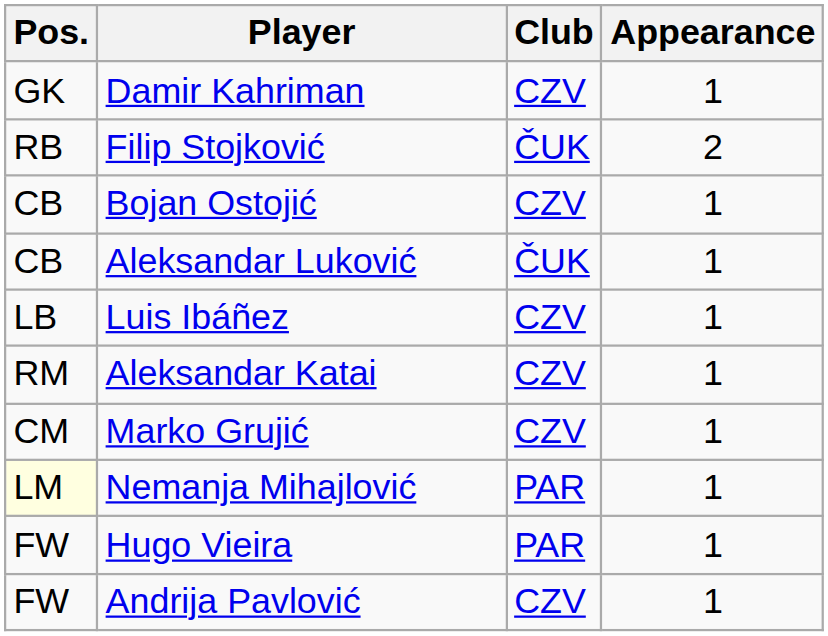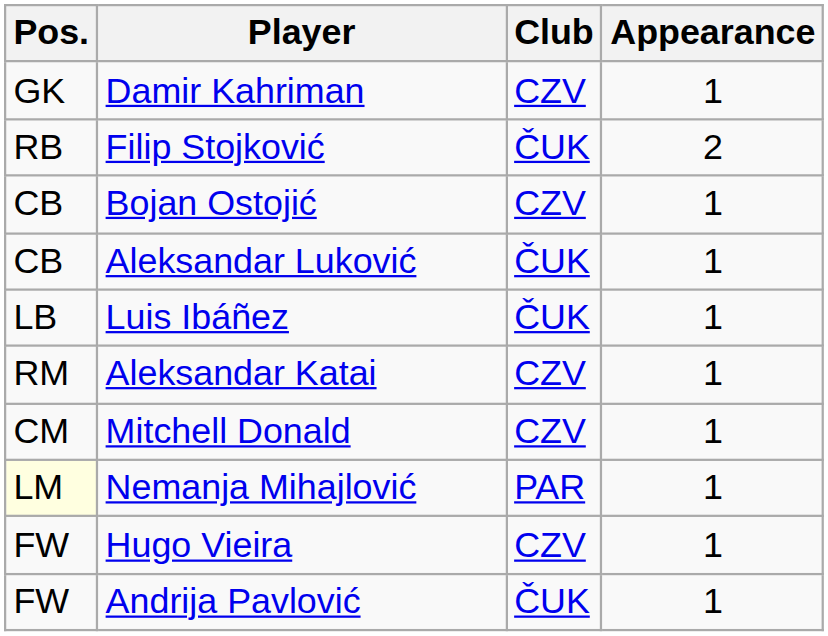(550, 317) CZV -> (552, 317) ČUK
+ row: (228, 430)
- row: (207, 430)
(550, 544) PAR -> (550, 544) CZV
(550, 601) CZV -> (552, 601) ČUK
